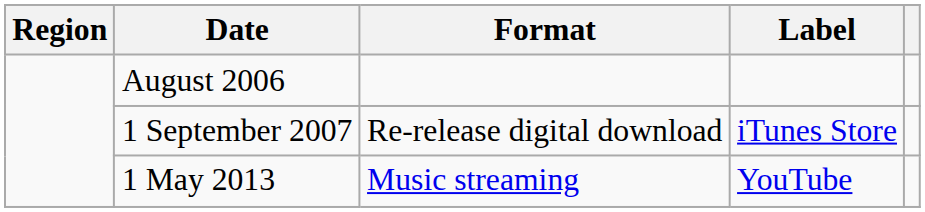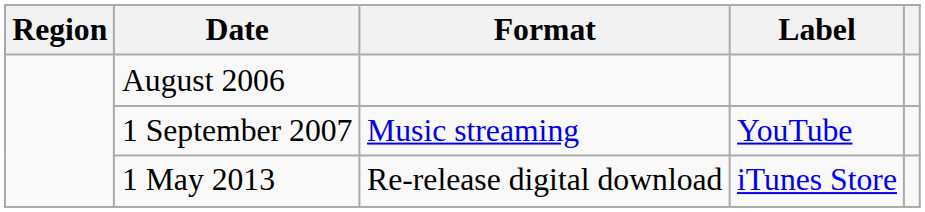(545, 130) Re-release digital download -> (473, 130) Music streaming
(817, 130) iTunes Store -> (795, 130) YouTube
(473, 180) Music streaming -> (545, 180) Re-release digital download
(795, 180) YouTube -> (817, 180) iTunes Store
